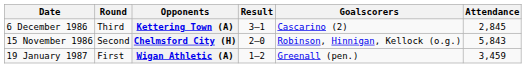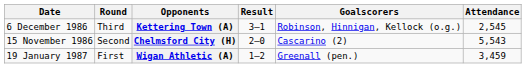(313, 26) Cascarino (2) -> (369, 26) Robinson, Hinnigan, Kellock (o.g.)
(492, 26) 2,845 -> (492, 26) 2,545
(369, 41) Robinson, Hinnigan, Kellock (o.g.) -> (313, 41) Cascarino (2)
(492, 41) 5,843 -> (492, 41) 5,543
